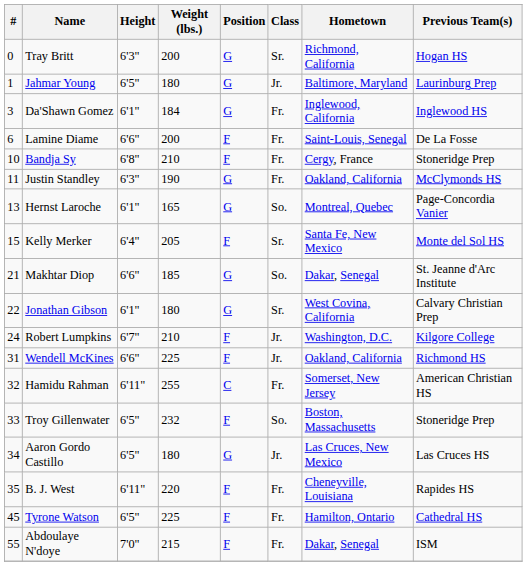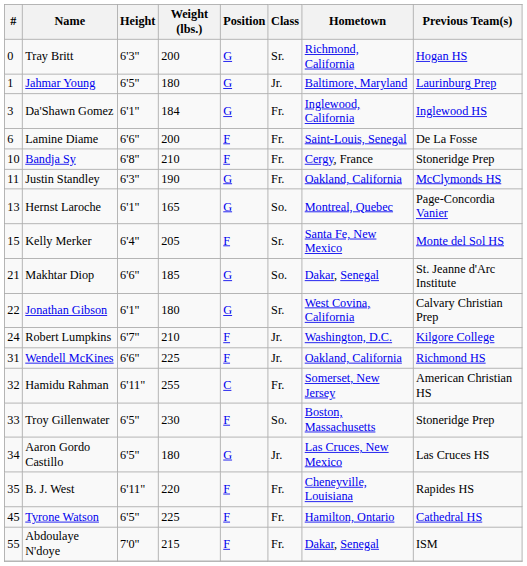(170, 420) 232 -> (170, 420) 230
